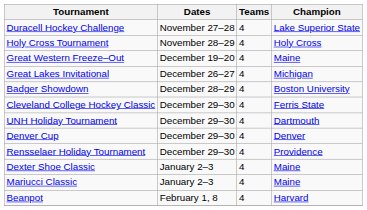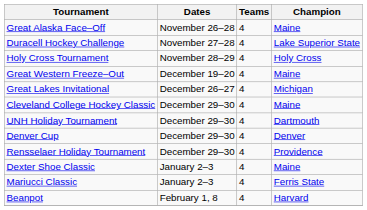+ row: (56, 27)
- row: (48, 89)
(299, 105) Ferris State -> (287, 105) Maine
(287, 182) Maine -> (299, 182) Ferris State
